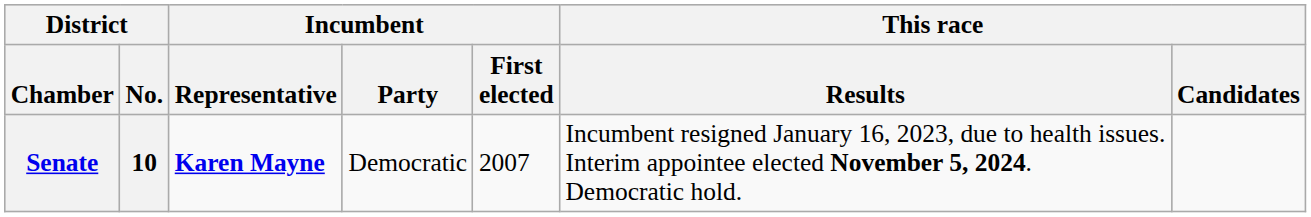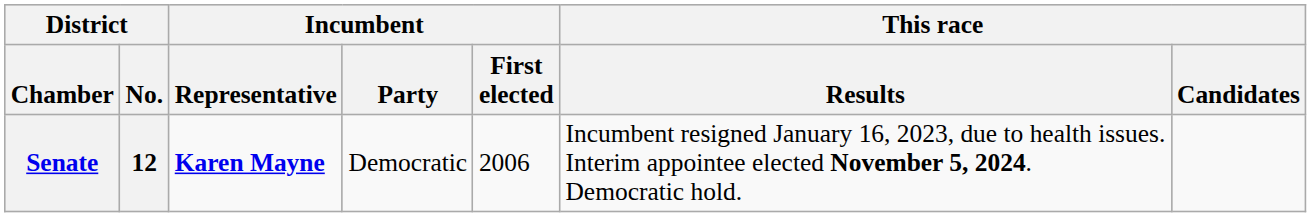(144, 162) 10 -> (144, 162) 12
(504, 162) 2007 -> (504, 162) 2006
